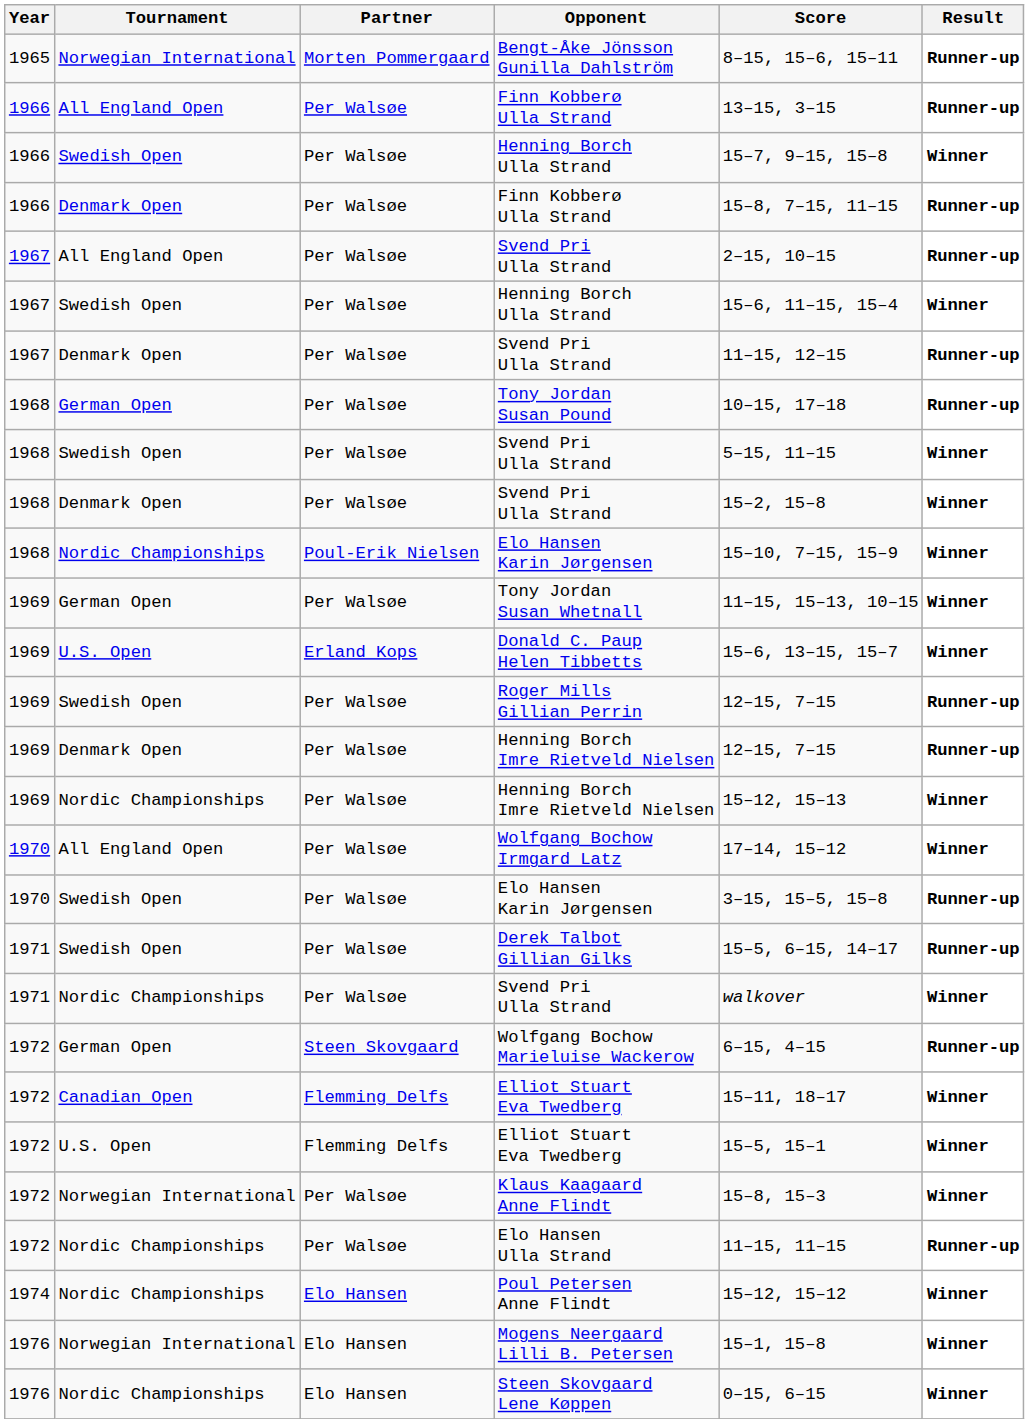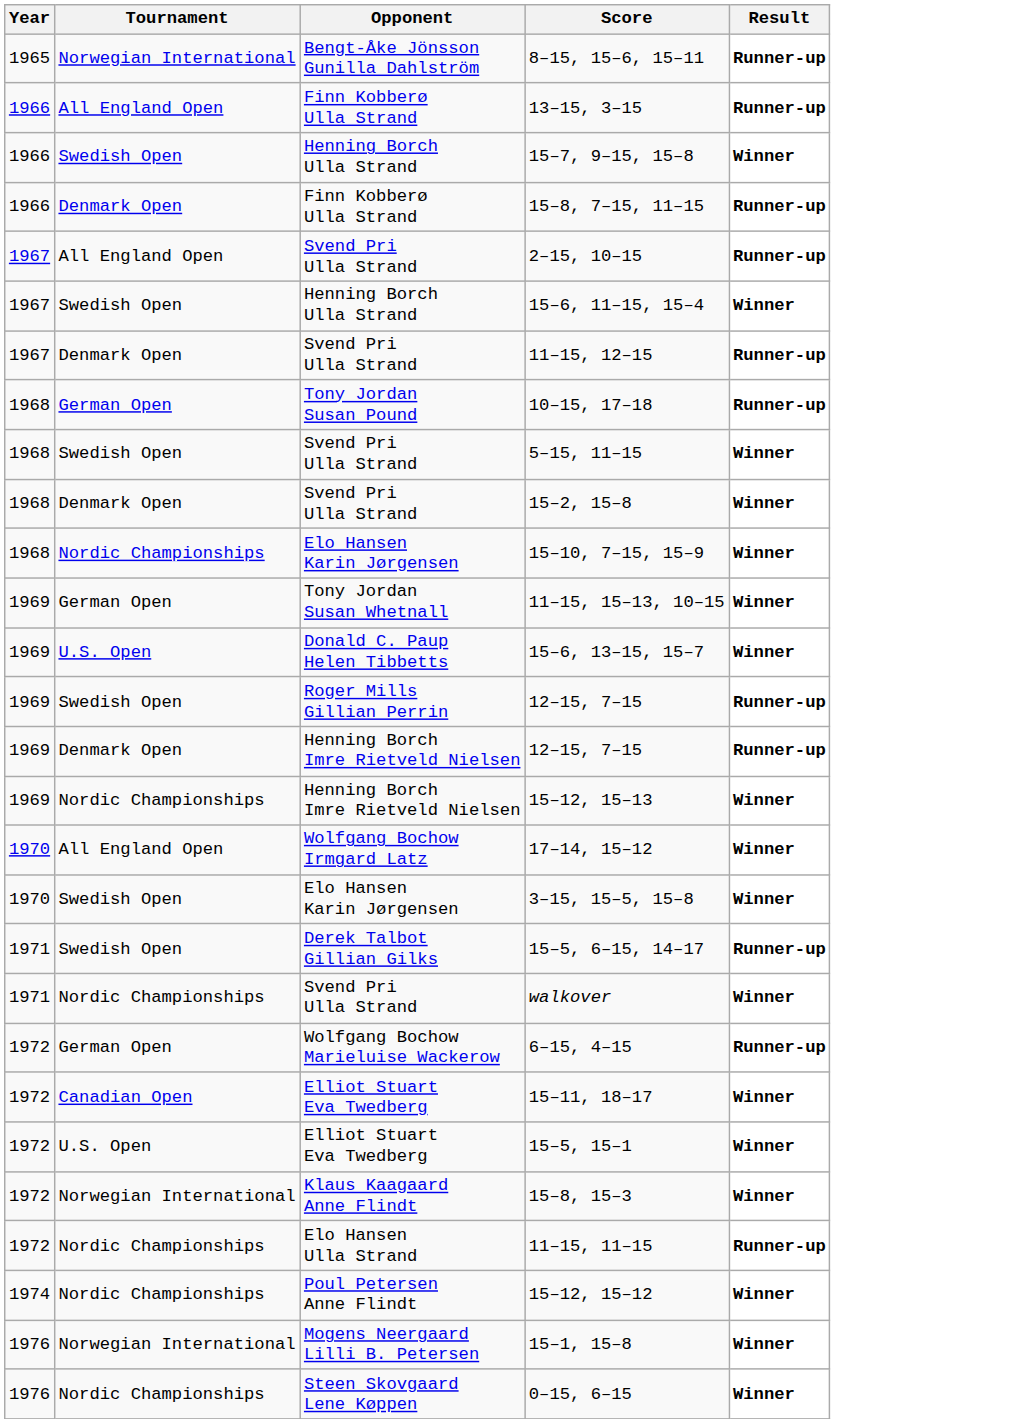- column: (397, 19)
(973, 899) Runner-up -> (764, 899) Winner
